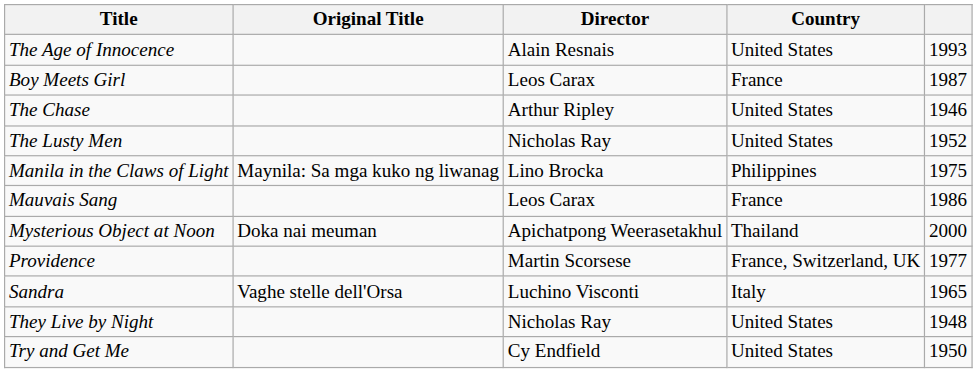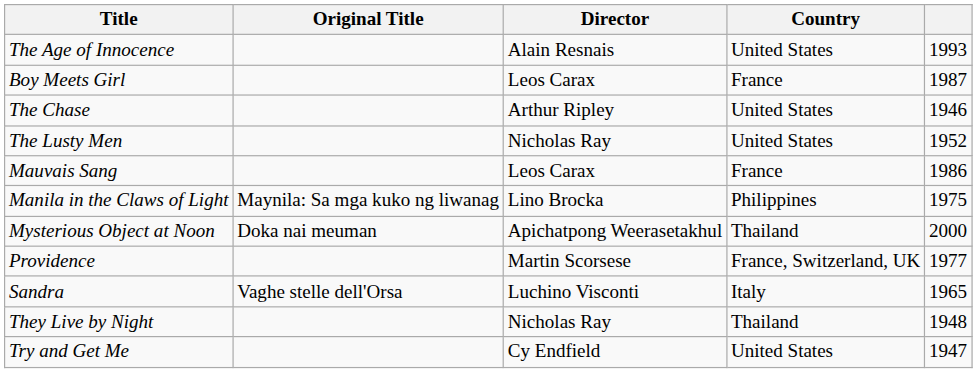rows swapped: (119, 170) <-> (63, 200)
(782, 321) United States -> (765, 321) Thailand
(948, 351) 1950 -> (948, 351) 1947
